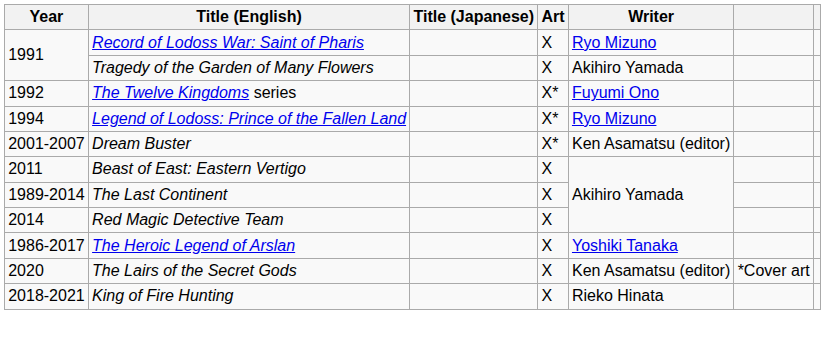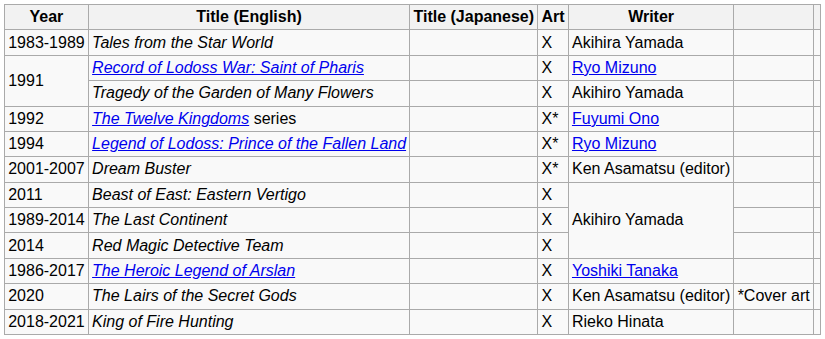+ row: (182, 42)
